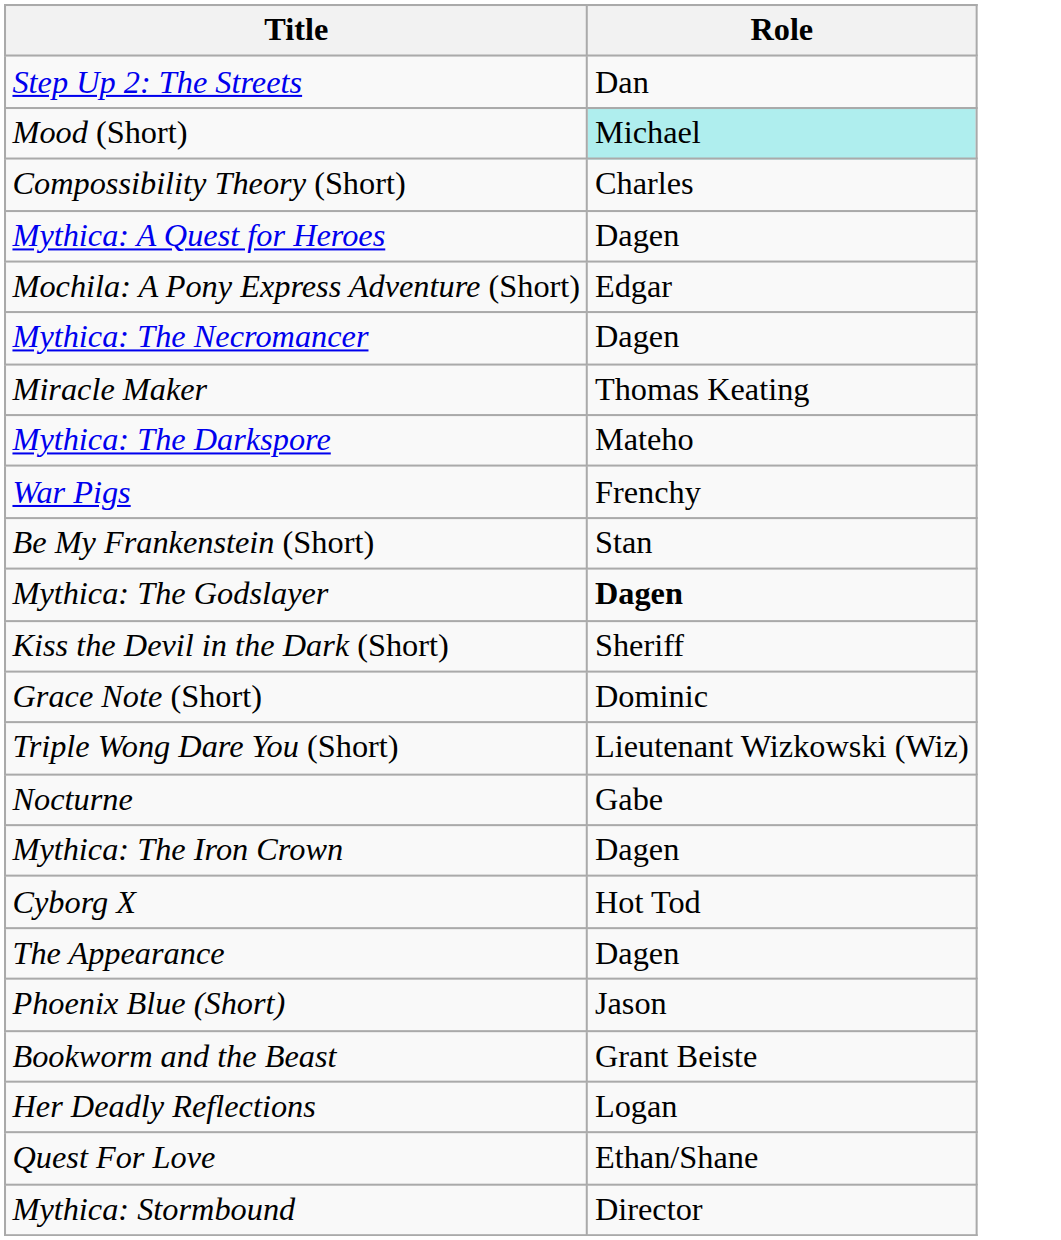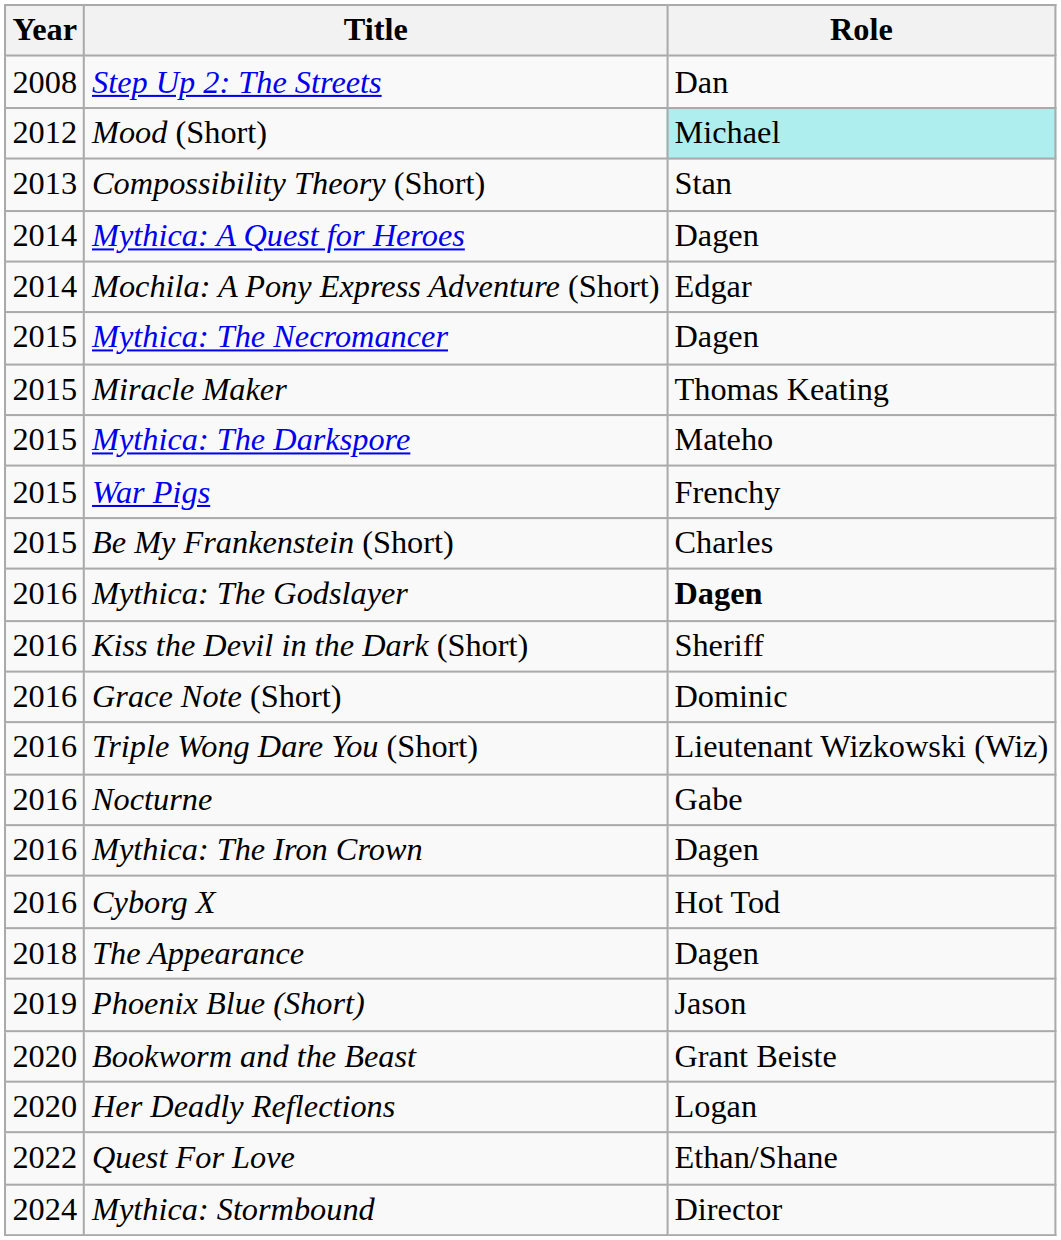+ column: (45, 30)
(644, 183) Charles -> (703, 183) Stan
(624, 542) Stan -> (724, 542) Charles
